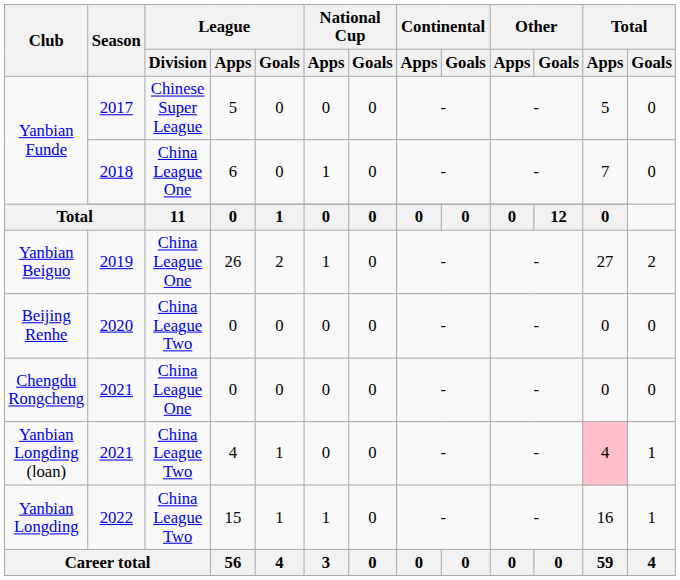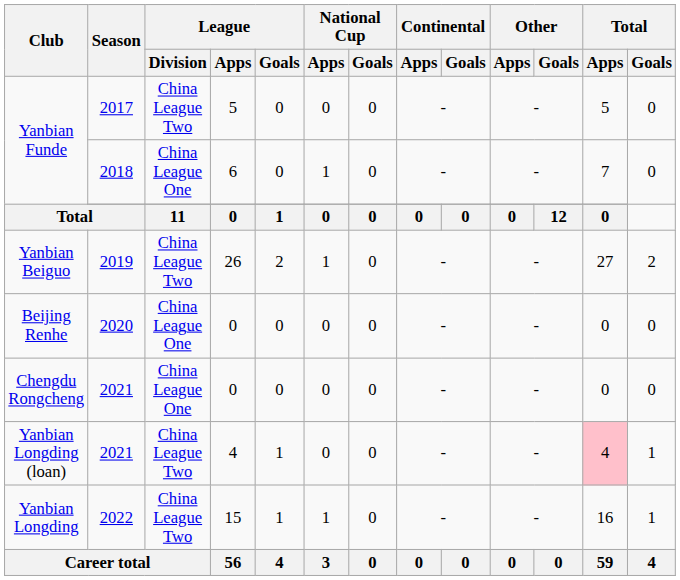(178, 107) Chinese Super League -> (178, 107) China League Two
(178, 261) China League One -> (178, 261) China League Two
(178, 325) China League Two -> (178, 325) China League One
